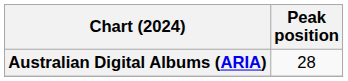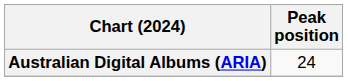(307, 62) 28 -> (307, 62) 24
